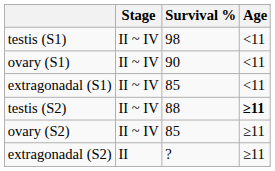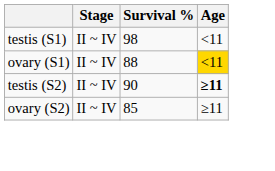(173, 62) 90 -> (131, 62) 88
(254, 62) no background -> (212, 62) gold background
- row: (60, 85)
(173, 108) 88 -> (131, 85) 90
- row: (60, 154)
